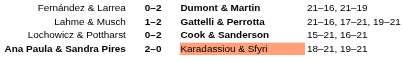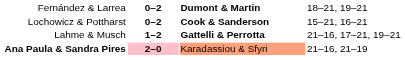(337, 8) 21–16, 21–19 -> (337, 8) 18–21, 19–21
rows swapped: (90, 21) <-> (77, 35)
(153, 49) no background -> (153, 49) pink background
(337, 49) 18–21, 19–21 -> (337, 49) 21–16, 21–19
